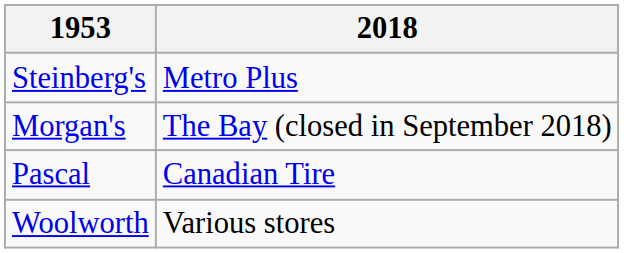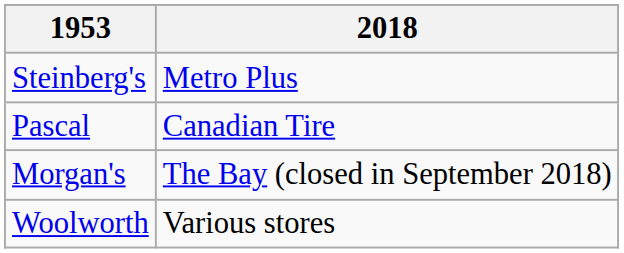rows swapped: (69, 125) <-> (51, 174)
